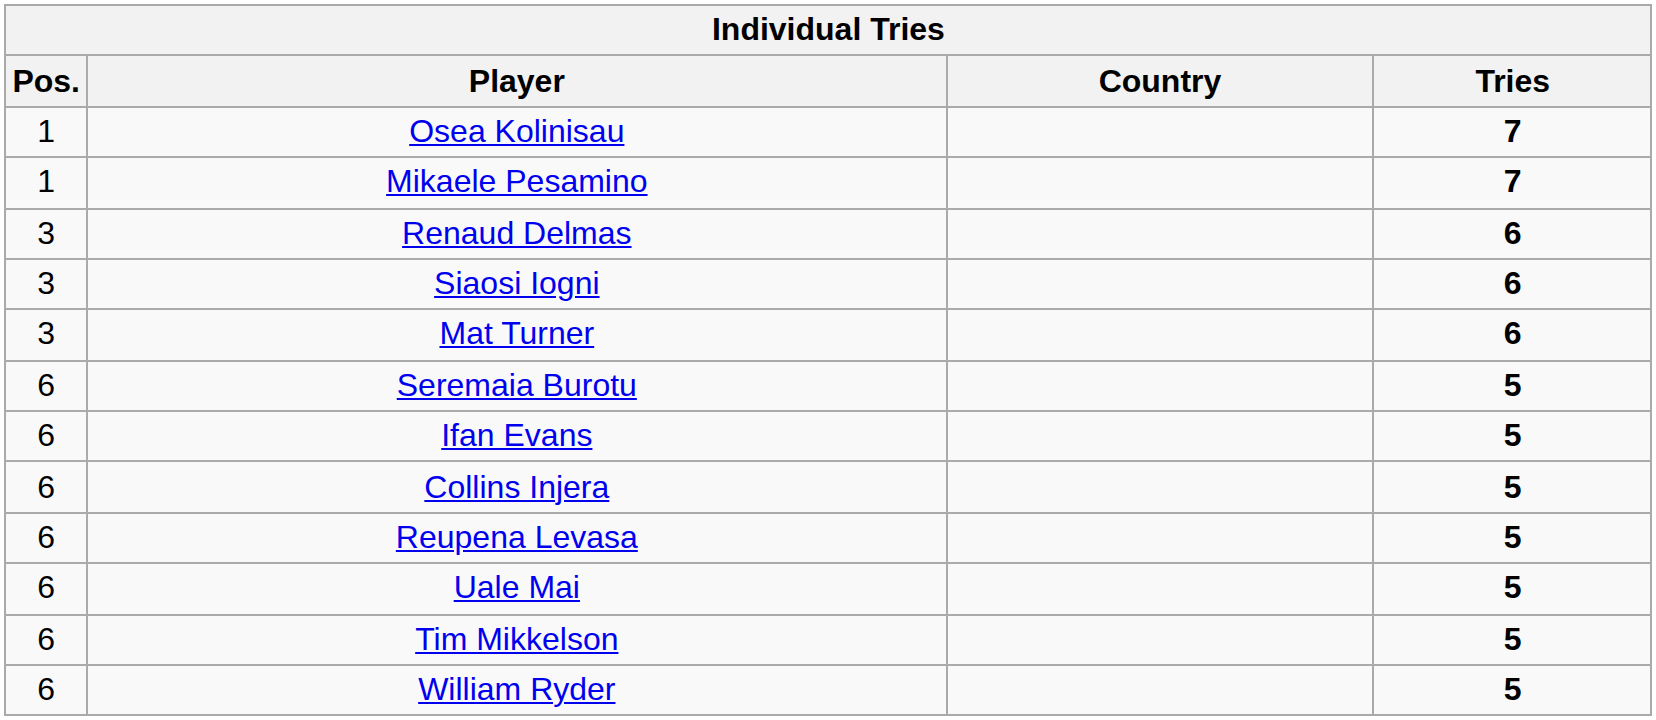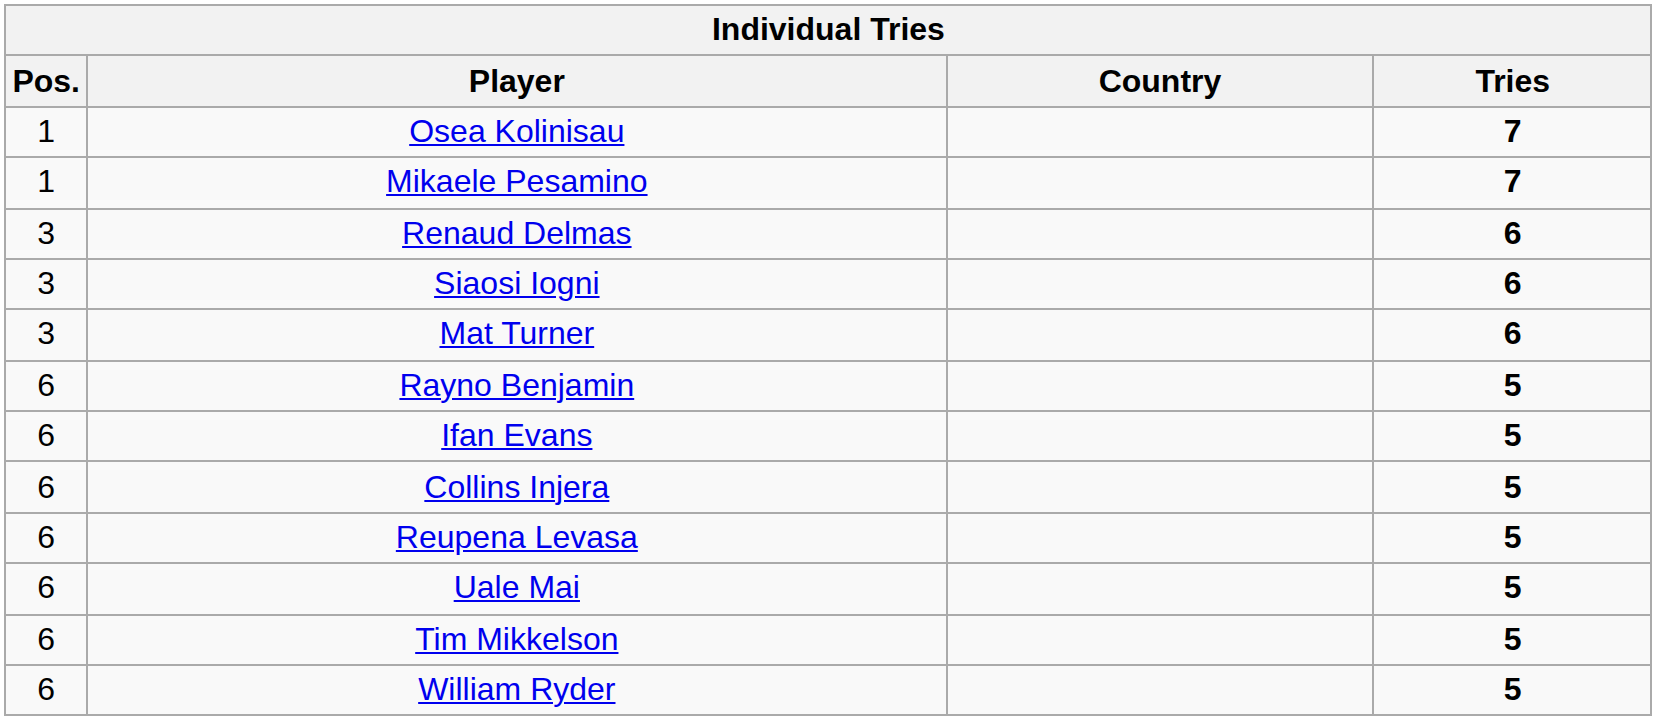+ row: (517, 385)
- row: (517, 385)
